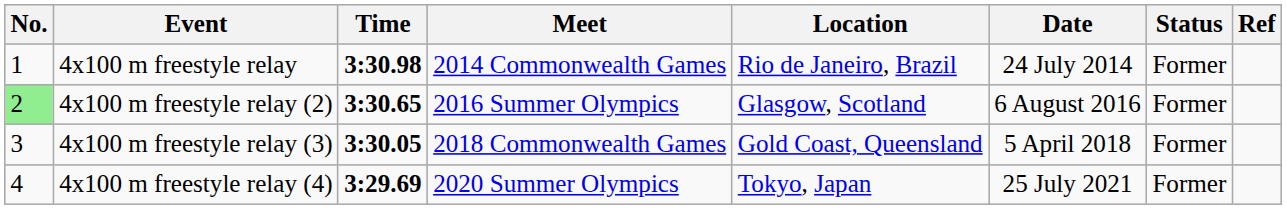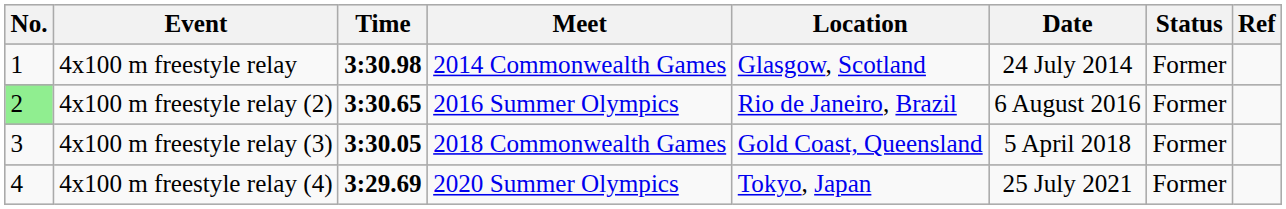(847, 64) Rio de Janeiro, Brazil -> (832, 64) Glasgow, Scotland
(832, 104) Glasgow, Scotland -> (847, 104) Rio de Janeiro, Brazil
